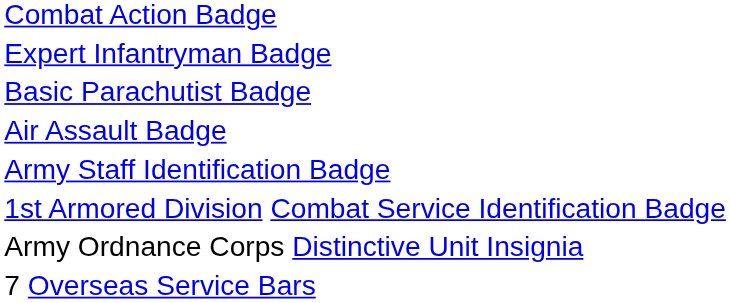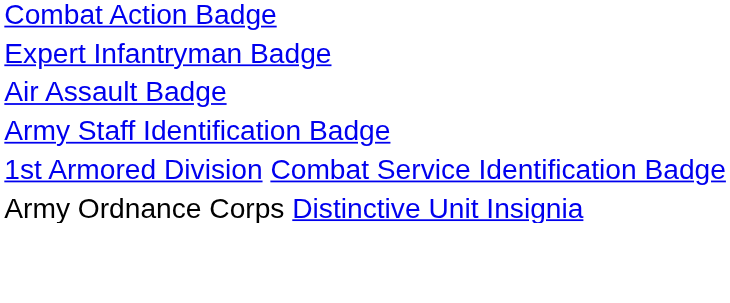- row: (158, 92)
- row: (160, 285)
